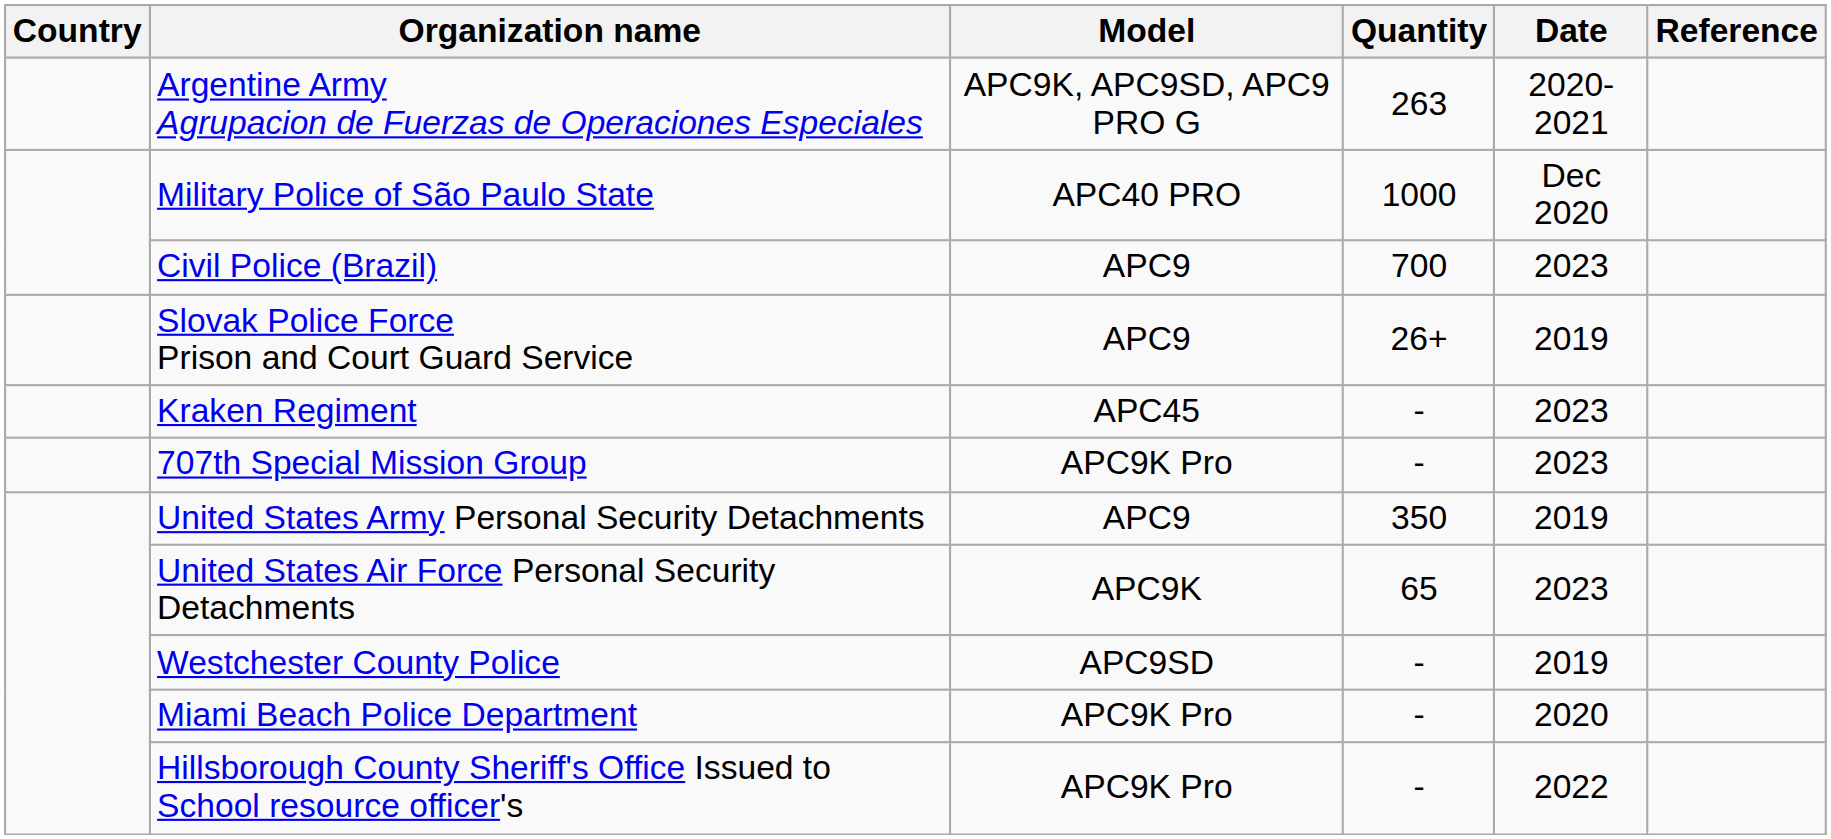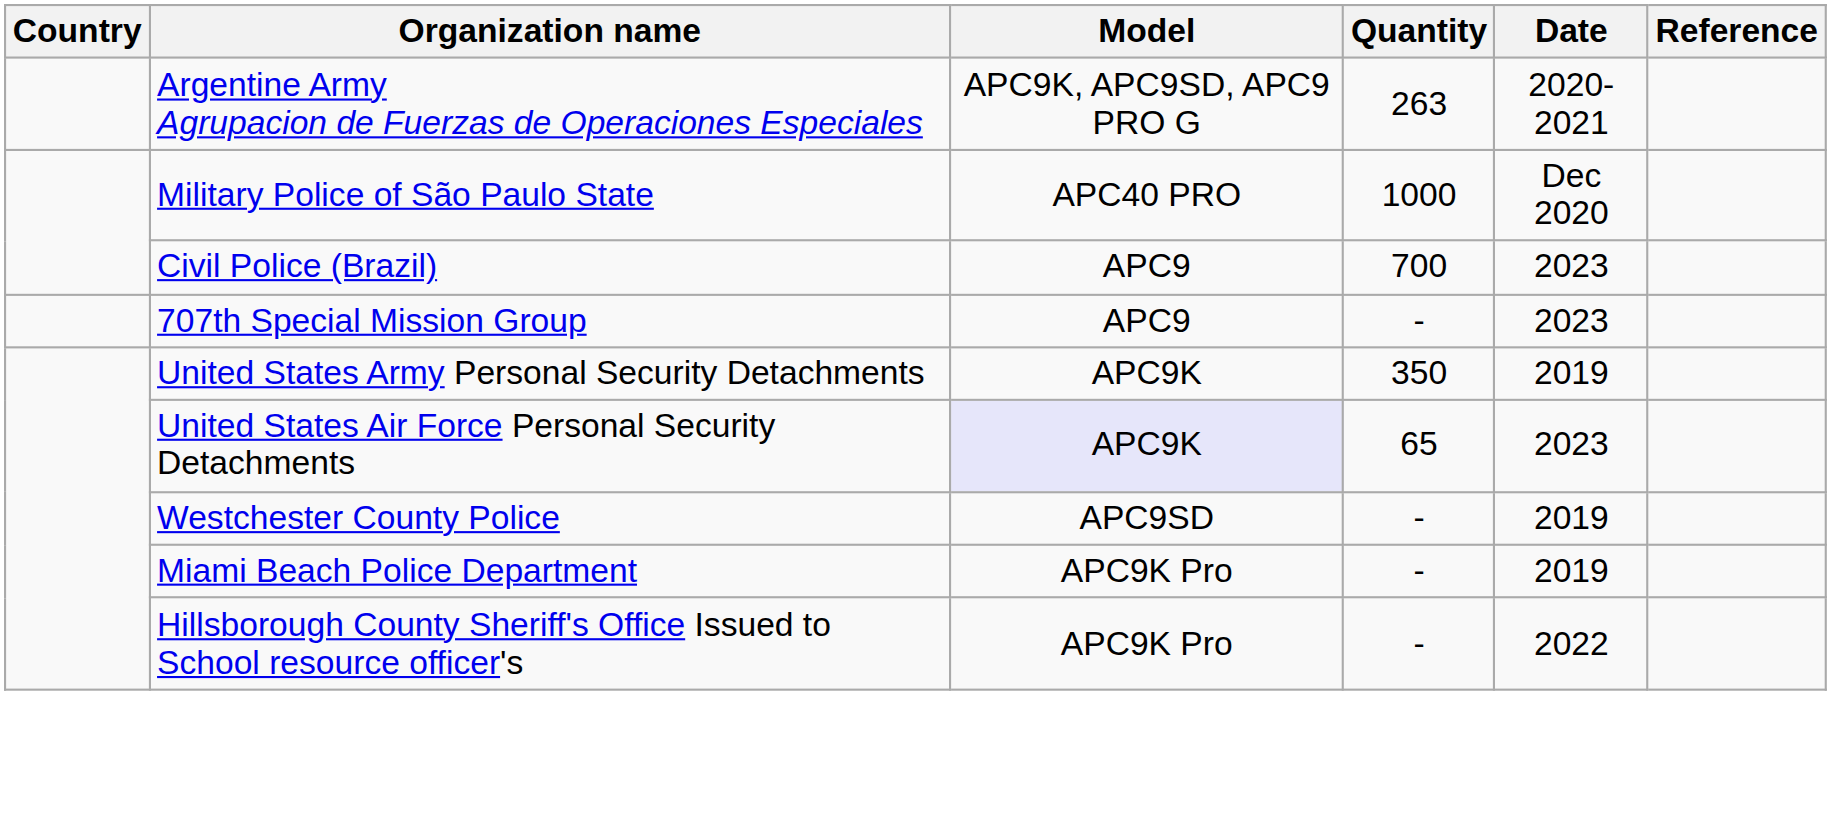- row: (395, 338)
- row: (287, 410)
(1147, 464) APC9K Pro -> (1147, 319) APC9
(1147, 517) APC9 -> (1147, 373) APC9K
(1147, 589) no background -> (1147, 445) lavender background
(1571, 715) 2020 -> (1571, 570) 2019
